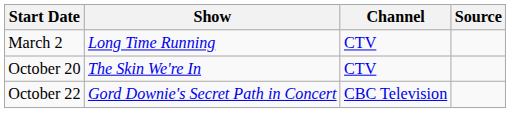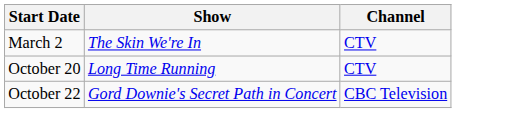- column: (478, 17)
(152, 42) Long Time Running -> (144, 42) The Skin We're In
(144, 68) The Skin We're In -> (152, 68) Long Time Running
